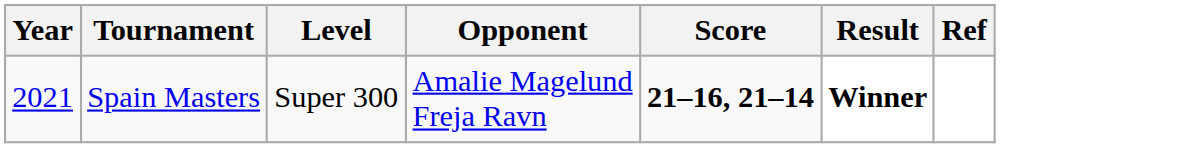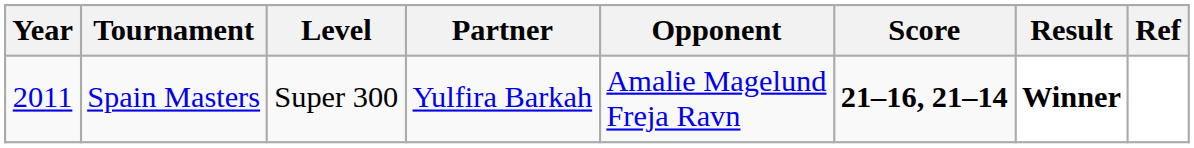+ column: (502, 29)
(43, 97) 2021 -> (43, 97) 2011
